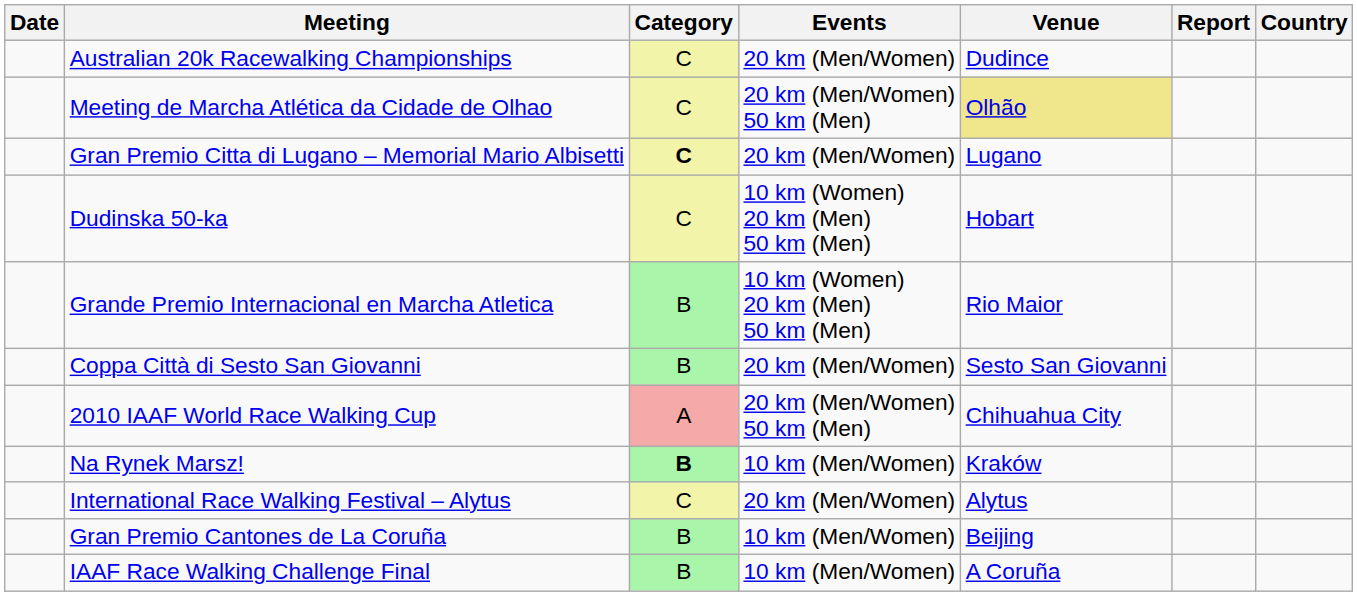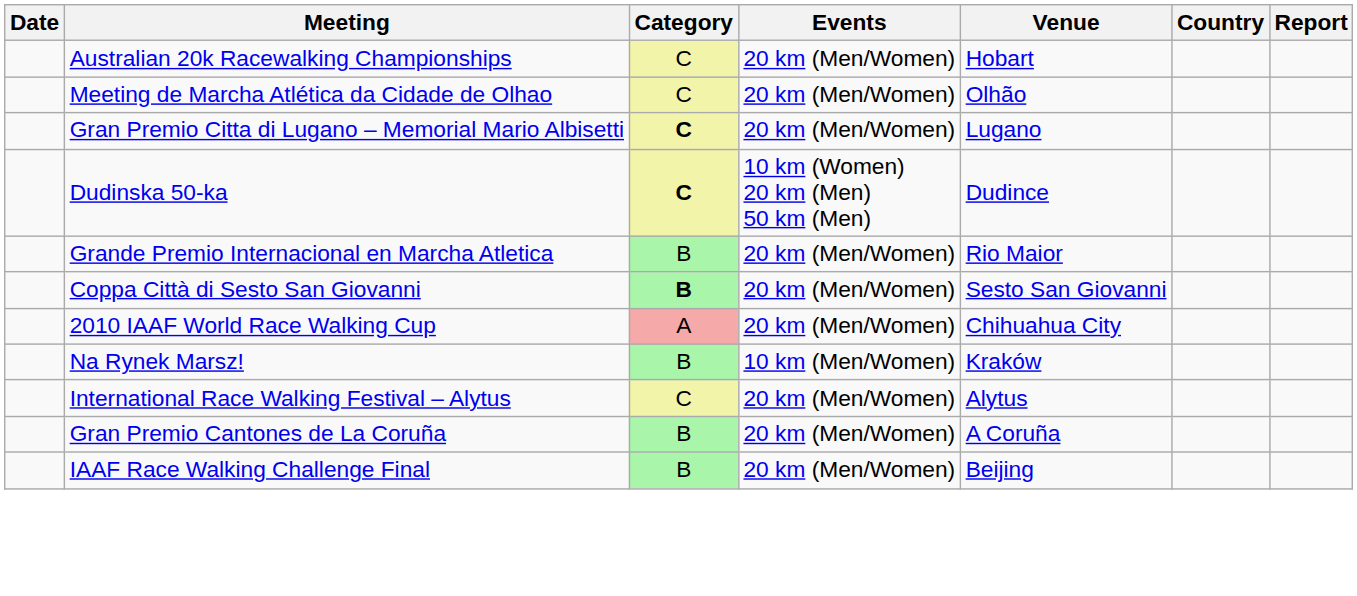columns swapped: (1304, 22) <-> (1214, 22)
(1007, 58) Dudince -> (1000, 58) Hobart
(849, 107) 20 km (Men/Women) 50 km (Men) -> (849, 94) 20 km (Men/Women)
(996, 107) khaki background -> (996, 94) no background
(684, 217) normal -> (684, 192) bold
(1000, 217) Hobart -> (1007, 192) Dudince
(824, 304) 10 km (Women) 20 km (Men) 50 km (Men) -> (849, 253) 20 km (Men/Women)
(684, 366) normal -> (684, 289) bold
(849, 415) 20 km (Men/Women) 50 km (Men) -> (849, 325) 20 km (Men/Women)
(684, 464) bold -> (684, 361) normal
(849, 536) 10 km (Men/Women) -> (849, 433) 20 km (Men/Women)
(1000, 536) Beijing -> (1013, 433) A Coruña
(849, 572) 10 km (Men/Women) -> (849, 469) 20 km (Men/Women)
(1013, 572) A Coruña -> (1000, 469) Beijing
